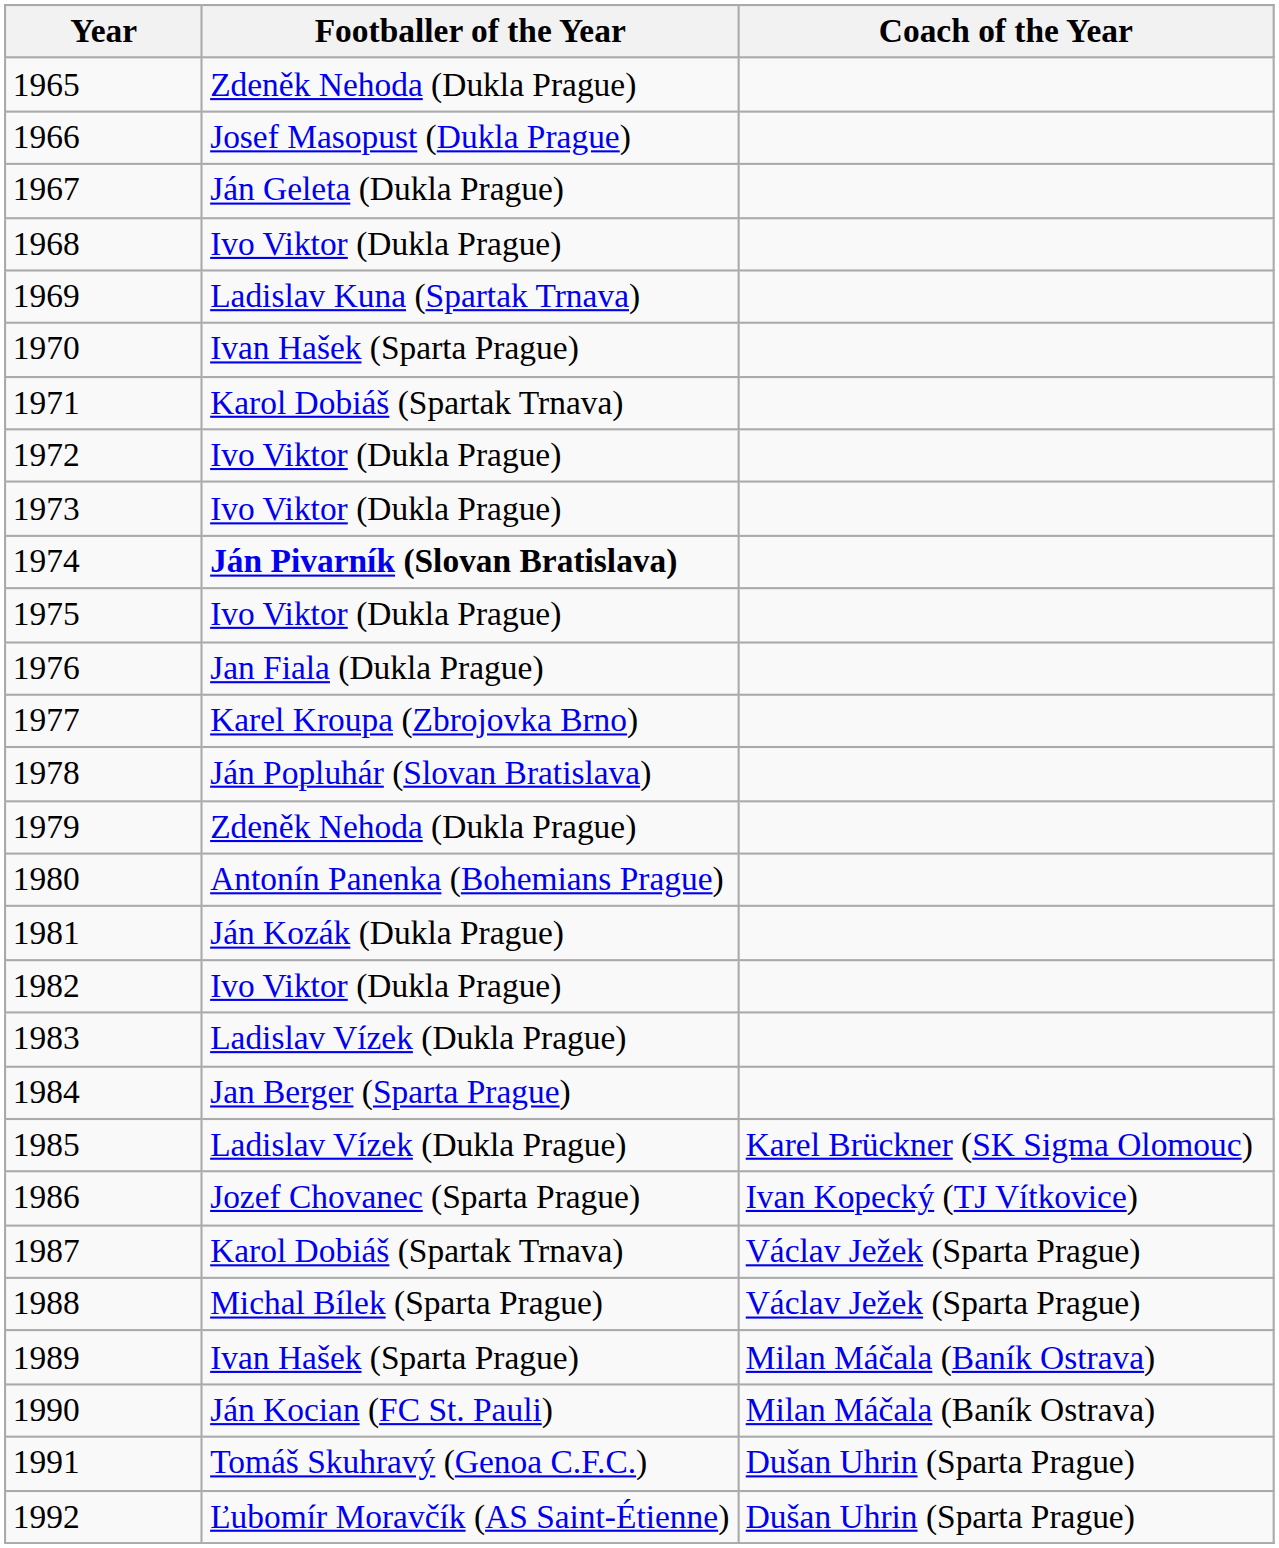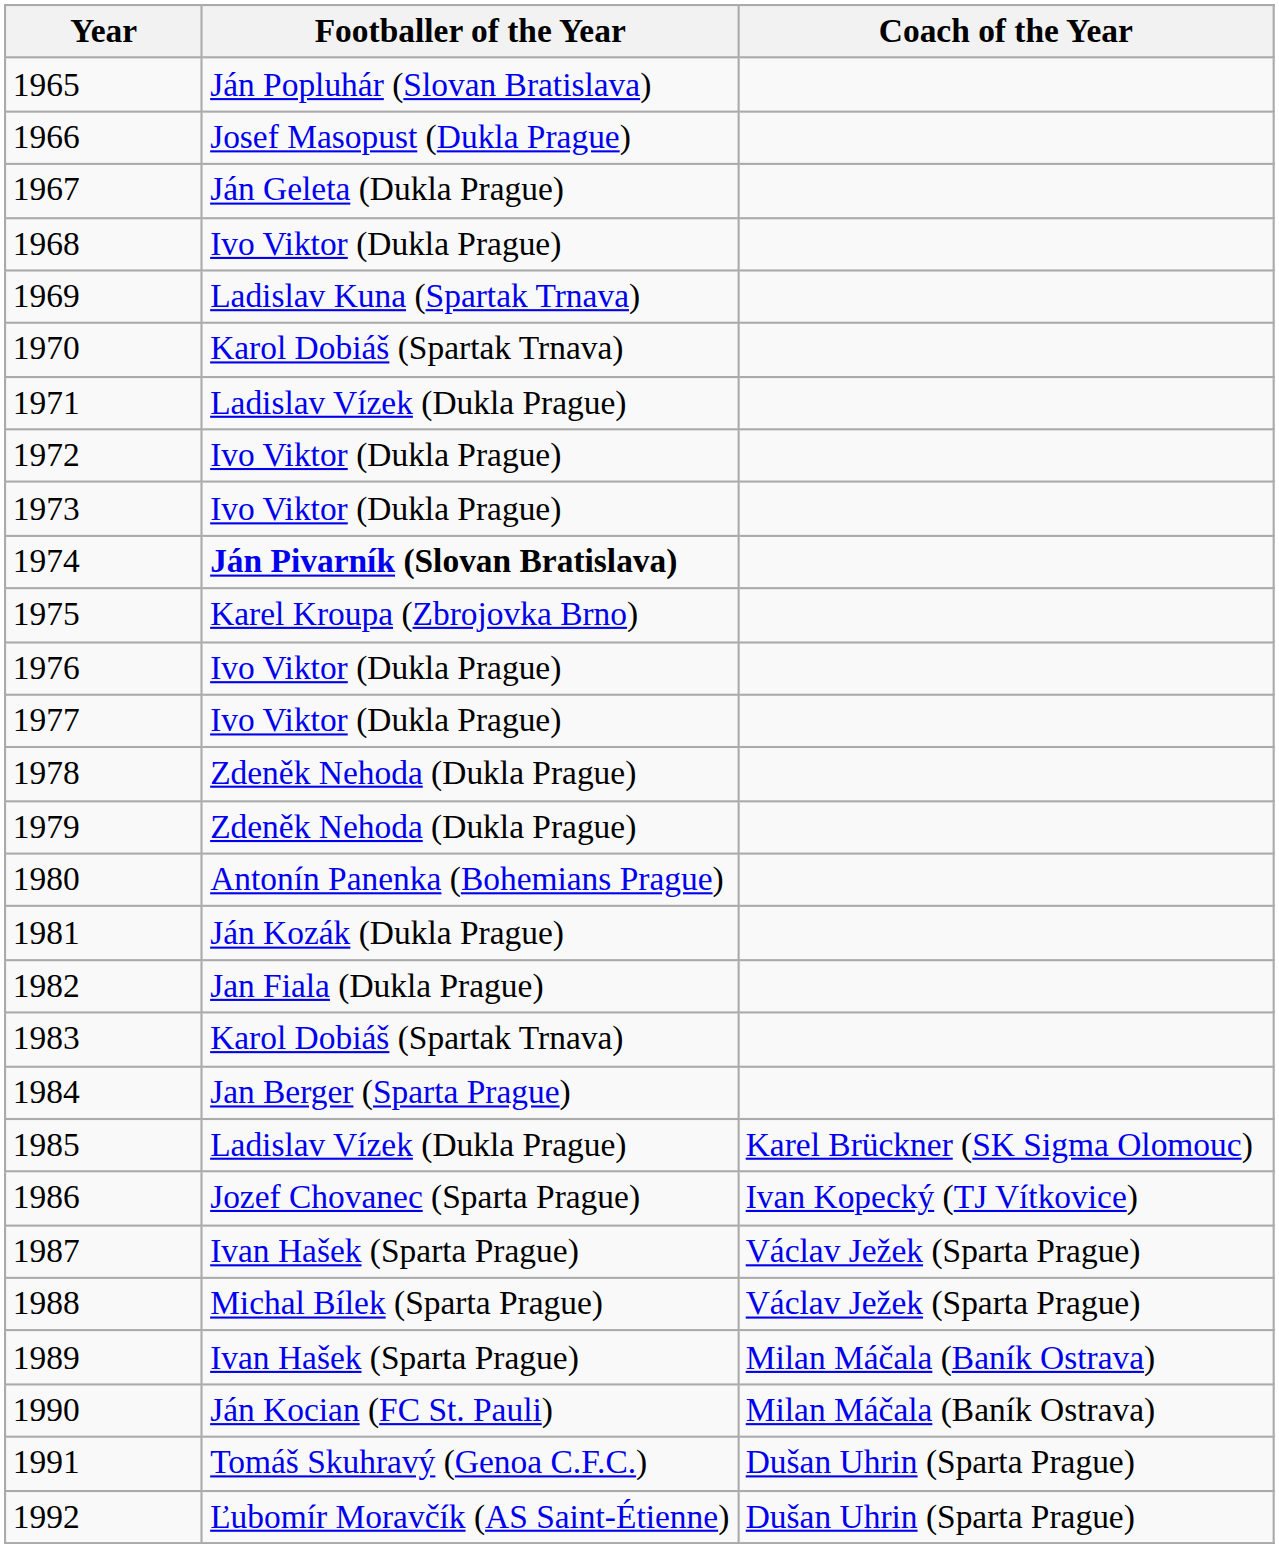(423, 84) Zdeněk Nehoda (Dukla Prague) -> (431, 84) Ján Popluhár (Slovan Bratislava)
(394, 349) Ivan Hašek (Sparta Prague) -> (417, 349) Karol Dobiáš (Spartak Trnava)
(417, 402) Karol Dobiáš (Spartak Trnava) -> (418, 402) Ladislav Vízek (Dukla Prague)
(386, 614) Ivo Viktor (Dukla Prague) -> (424, 614) Karel Kroupa (Zbrojovka Brno)
(377, 667) Jan Fiala (Dukla Prague) -> (386, 667) Ivo Viktor (Dukla Prague)
(424, 720) Karel Kroupa (Zbrojovka Brno) -> (386, 720) Ivo Viktor (Dukla Prague)
(431, 773) Ján Popluhár (Slovan Bratislava) -> (423, 773) Zdeněk Nehoda (Dukla Prague)
(386, 985) Ivo Viktor (Dukla Prague) -> (377, 985) Jan Fiala (Dukla Prague)
(418, 1038) Ladislav Vízek (Dukla Prague) -> (417, 1038) Karol Dobiáš (Spartak Trnava)
(417, 1250) Karol Dobiáš (Spartak Trnava) -> (394, 1250) Ivan Hašek (Sparta Prague)
